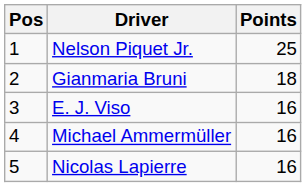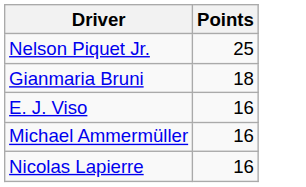- column: (26, 19)
